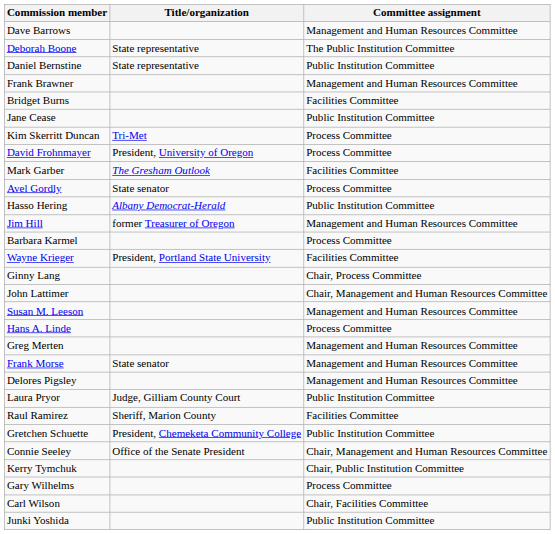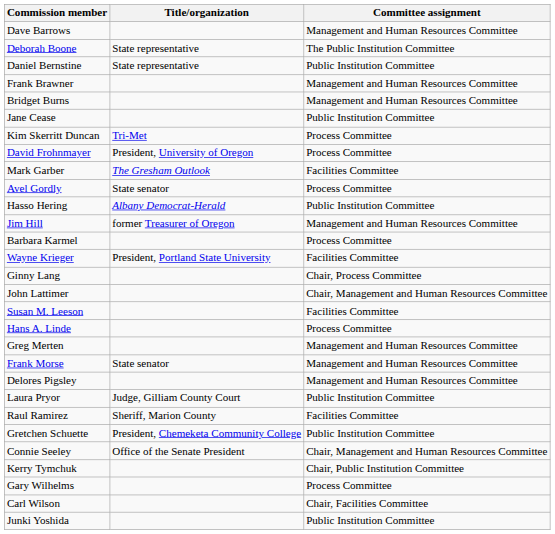(352, 100) Facilities Committee -> (412, 100) Management and Human Resources Committee
(412, 310) Management and Human Resources Committee -> (352, 310) Facilities Committee
